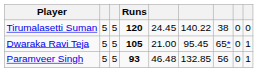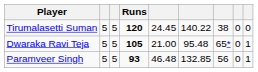(196, 43) 95.45 -> (196, 43) 95.48
